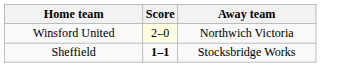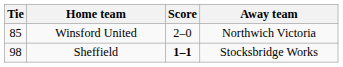+ column: (16, 14)
(160, 33) lightyellow background -> (182, 33) no background
